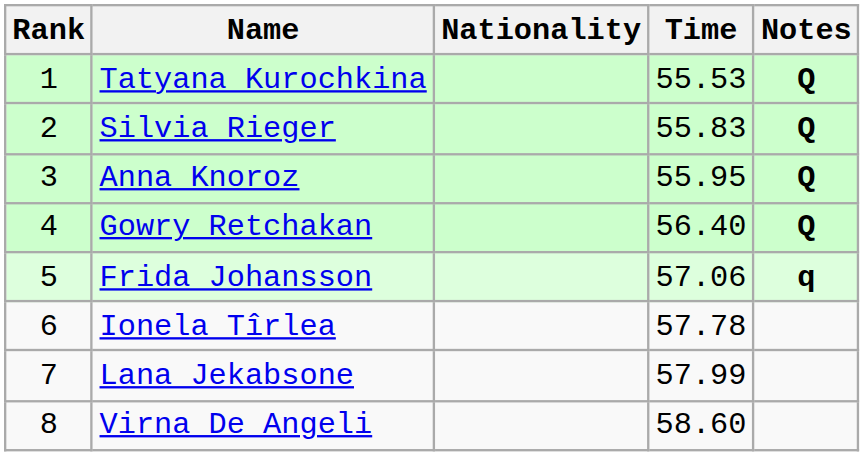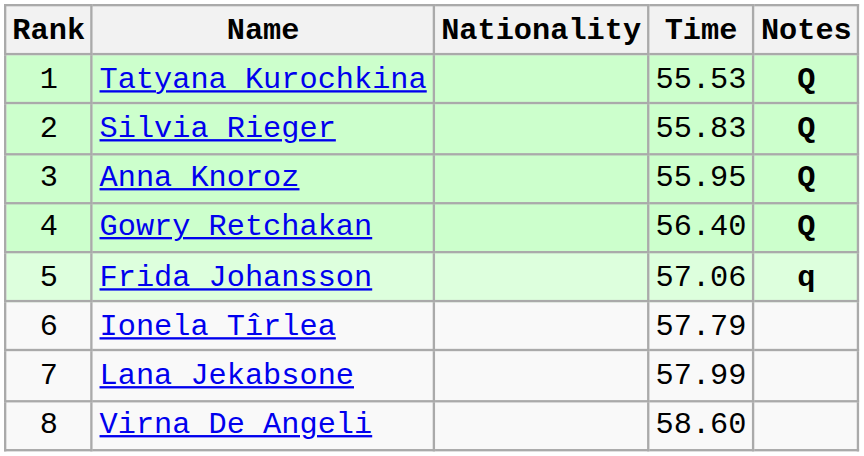(701, 326) 57.78 -> (701, 326) 57.79
